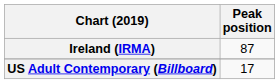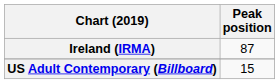(247, 68) 17 -> (247, 68) 15
